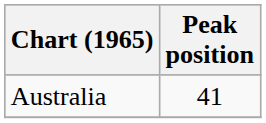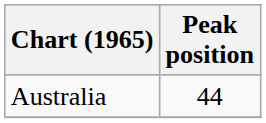(210, 95) 41 -> (210, 95) 44
